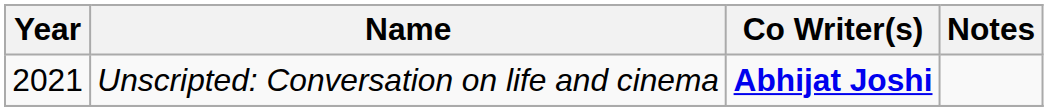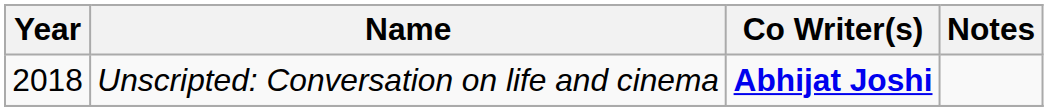(48, 79) 2021 -> (48, 79) 2018
